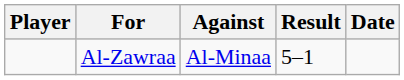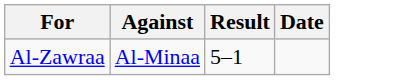- column: (40, 21)
